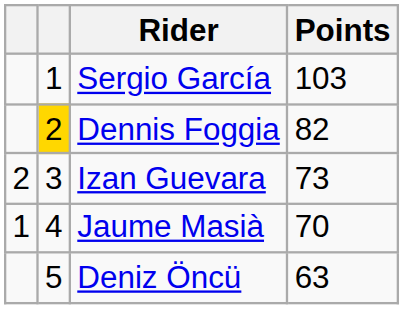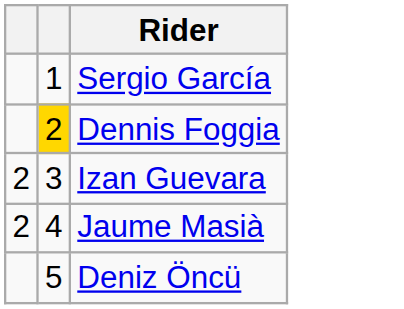- column: (343, 30)
(21, 228) 1 -> (21, 228) 2
